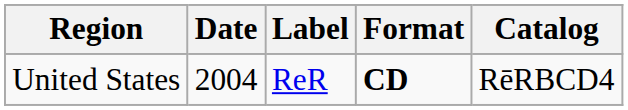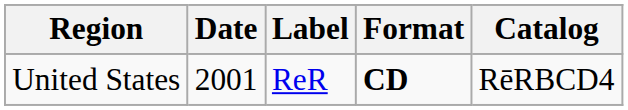(226, 79) 2004 -> (226, 79) 2001
